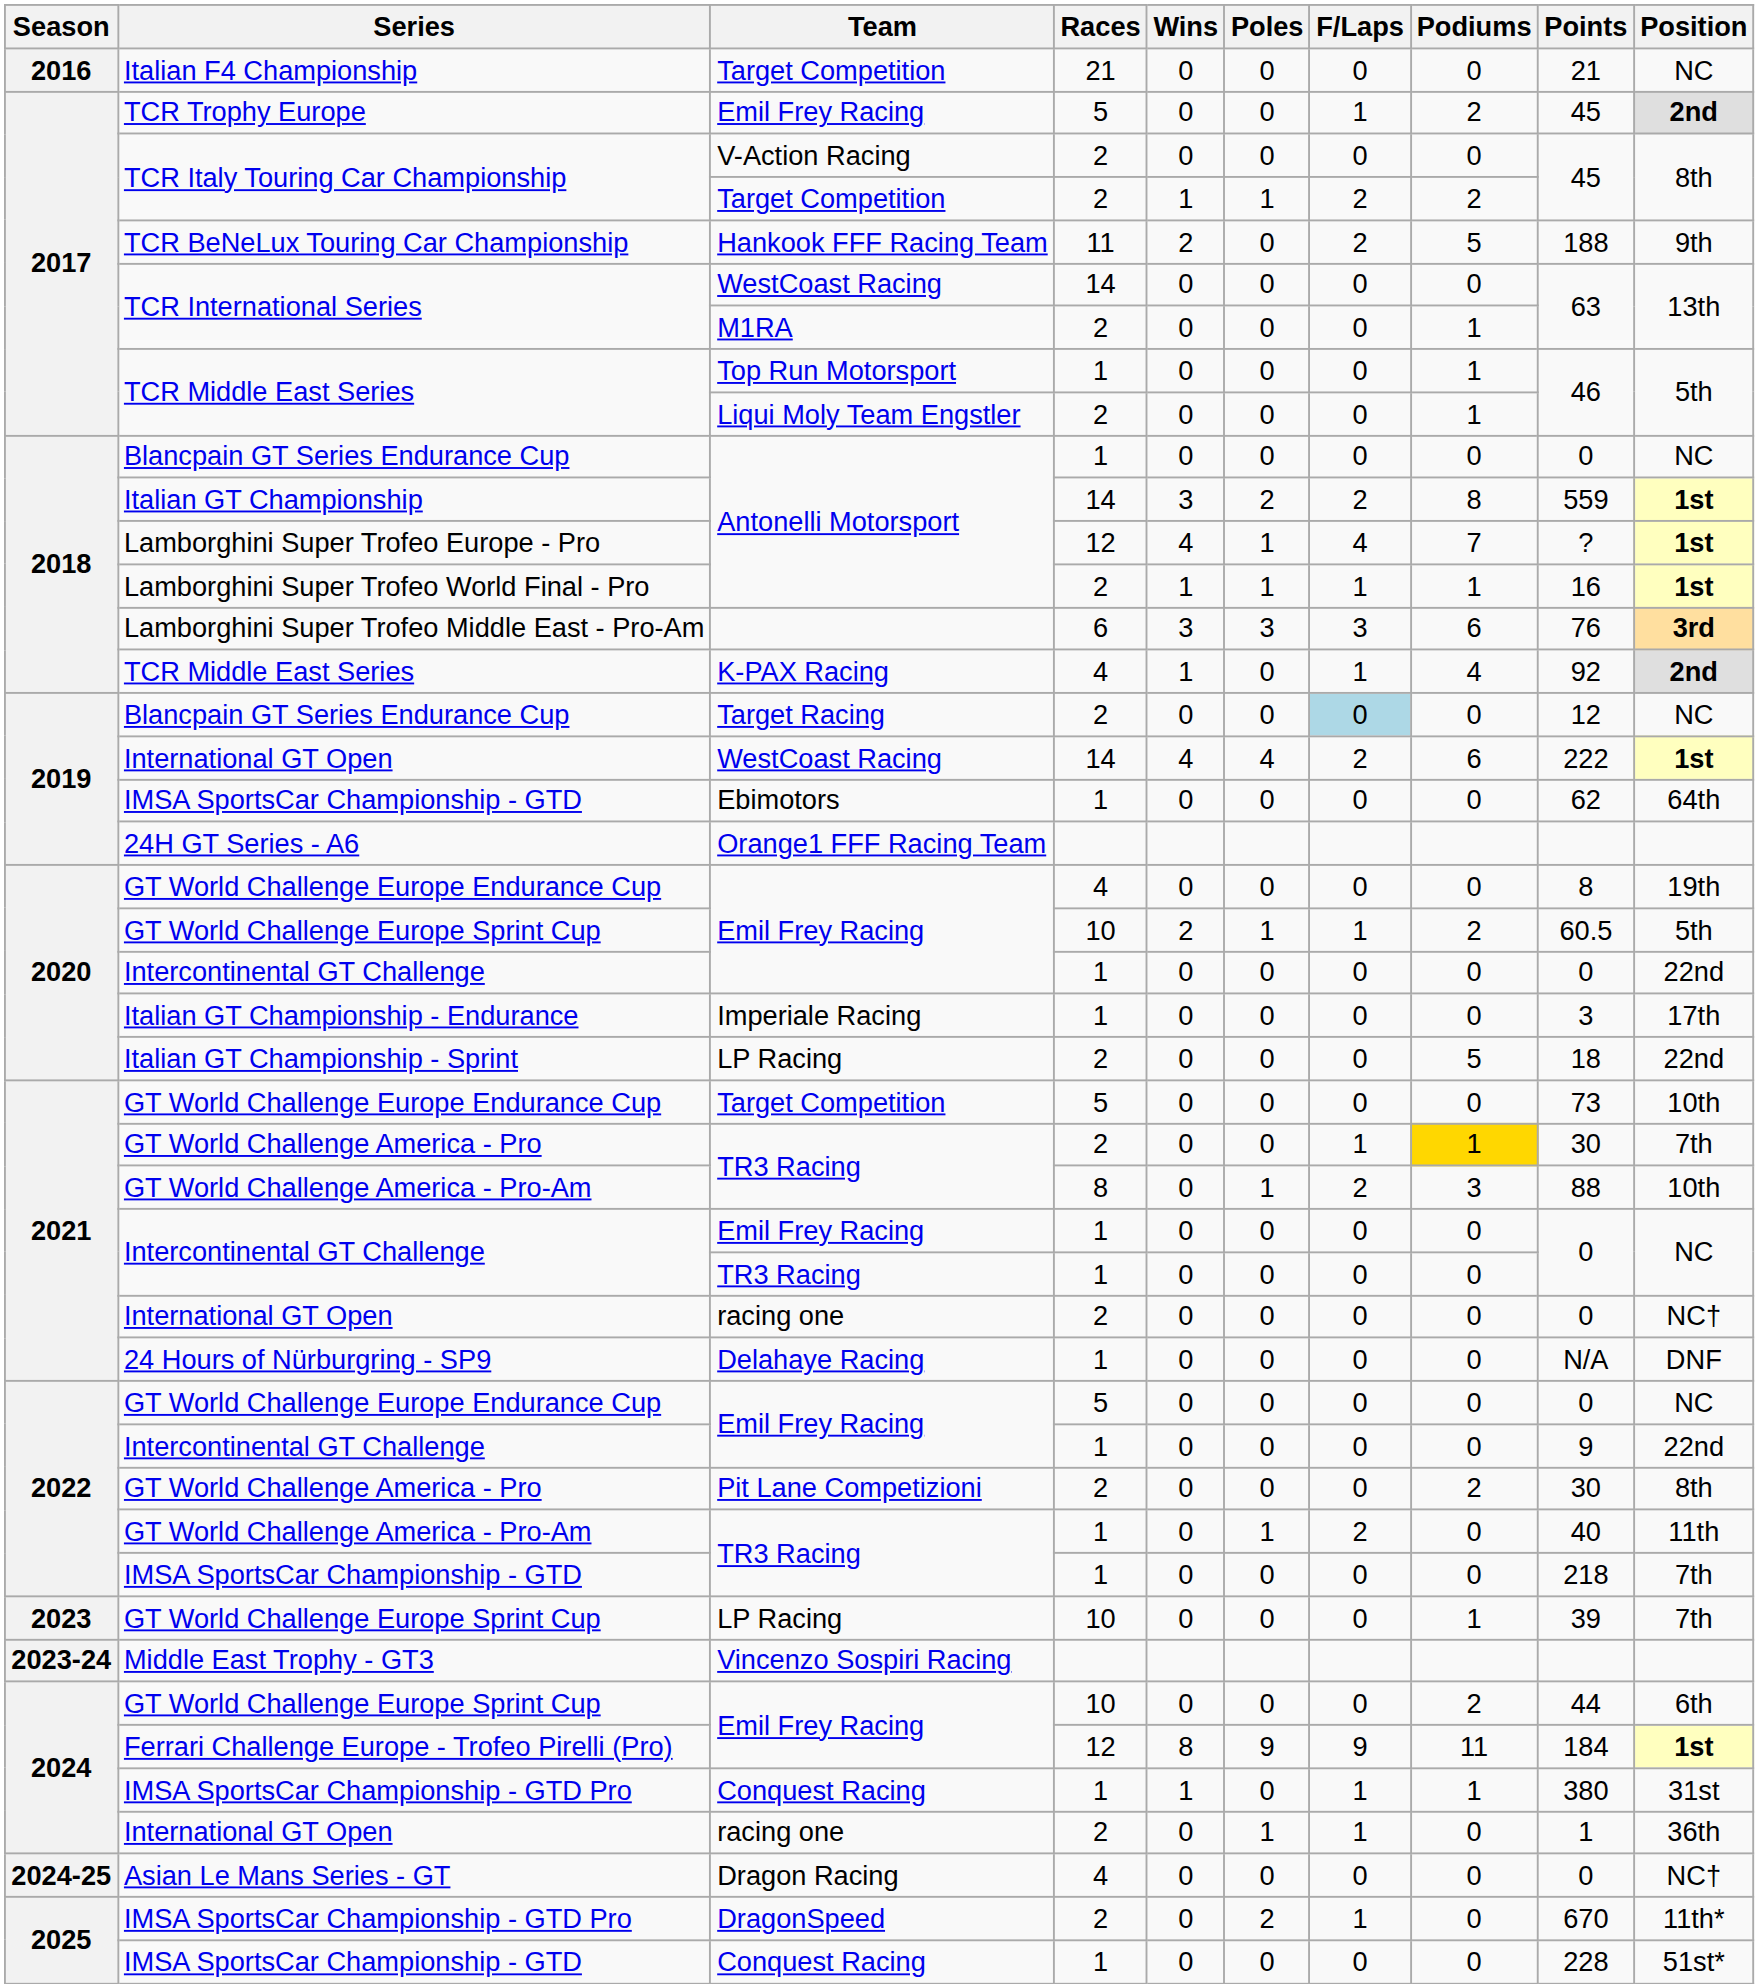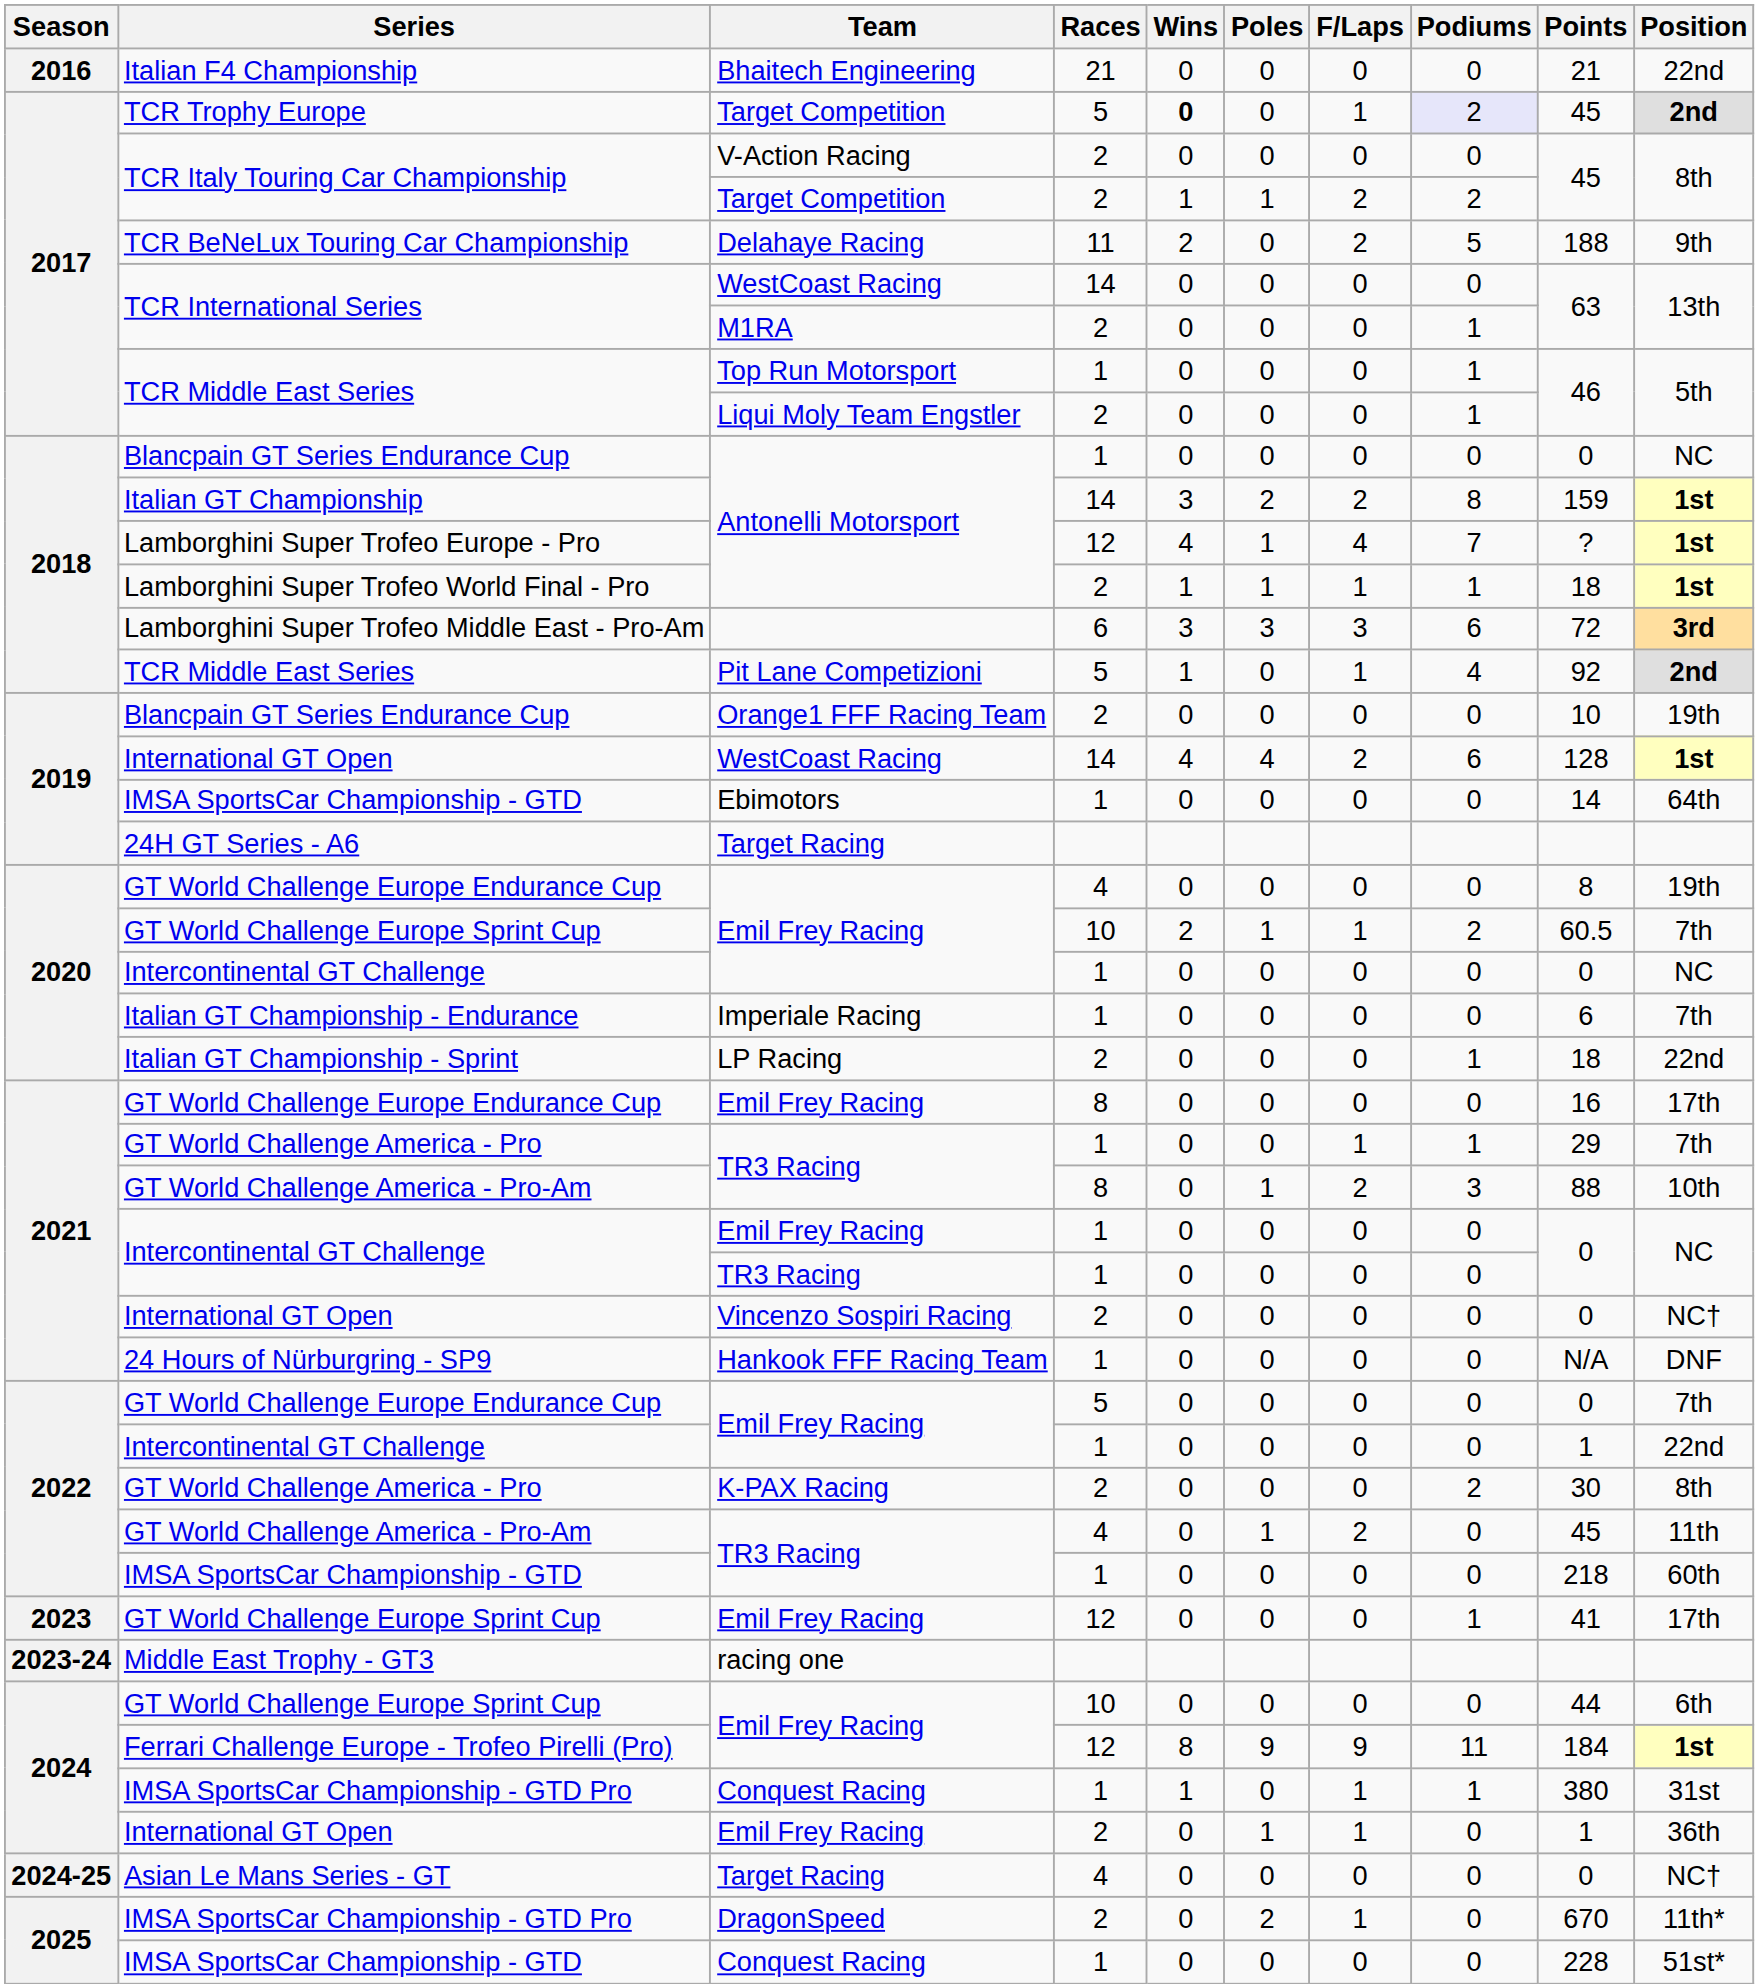(831, 70) Target Competition -> (846, 70) Bhaitech Engineering
(1694, 70) NC -> (1694, 70) 22nd
(821, 113) Emil Frey Racing -> (831, 113) Target Competition
(1186, 113) normal -> (1186, 113) bold
(1474, 113) no background -> (1474, 113) lavender background
(882, 242) Hankook FFF Racing Team -> (821, 242) Delahaye Racing
(1586, 500) 559 -> (1586, 500) 159
(1586, 586) 16 -> (1586, 586) 18
(1586, 629) 76 -> (1586, 629) 72
(803, 672) K-PAX Racing -> (849, 672) Pit Lane Competizioni
(1101, 672) 4 -> (1101, 672) 5
(801, 715) Target Racing -> (882, 715) Orange1 FFF Racing Team
(1360, 715) lightblue background -> (1360, 715) no background
(1586, 715) 12 -> (1586, 715) 10
(1694, 715) NC -> (1694, 715) 19th
(1586, 758) 222 -> (1586, 758) 128
(1586, 801) 62 -> (1586, 801) 14
(882, 844) Orange1 FFF Racing Team -> (801, 844) Target Racing
(1694, 930) 5th -> (1694, 930) 7th
(1694, 973) 22nd -> (1694, 973) NC
(1586, 1016) 3 -> (1586, 1016) 6
(1694, 1016) 17th -> (1694, 1016) 7th
(1474, 1059) 5 -> (1474, 1059) 1
(831, 1102) Target Competition -> (821, 1102) Emil Frey Racing
(1101, 1102) 5 -> (1101, 1102) 8
(1586, 1102) 73 -> (1586, 1102) 16
(1694, 1102) 10th -> (1694, 1102) 17th
(1101, 1145) 2 -> (1101, 1145) 1
(1474, 1145) gold background -> (1474, 1145) no background
(1586, 1145) 30 -> (1586, 1145) 29
(781, 1317) racing one -> (864, 1317) Vincenzo Sospiri Racing
(821, 1360) Delahaye Racing -> (882, 1360) Hankook FFF Racing Team
(1694, 1403) NC -> (1694, 1403) 7th
(1586, 1446) 9 -> (1586, 1446) 1
(849, 1489) Pit Lane Competizioni -> (803, 1489) K-PAX Racing
(1101, 1532) 1 -> (1101, 1532) 4
(1586, 1532) 40 -> (1586, 1532) 45
(1694, 1575) 7th -> (1694, 1575) 60th
(780, 1618) LP Racing -> (821, 1618) Emil Frey Racing
(1101, 1618) 10 -> (1101, 1618) 12
(1586, 1618) 39 -> (1586, 1618) 41
(1694, 1618) 7th -> (1694, 1618) 17th
(864, 1661) Vincenzo Sospiri Racing -> (781, 1661) racing one
(1474, 1704) 2 -> (1474, 1704) 0
(781, 1833) racing one -> (821, 1833) Emil Frey Racing
(808, 1876) Dragon Racing -> (801, 1876) Target Racing
